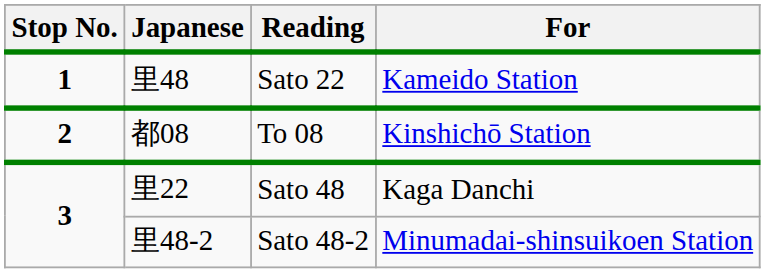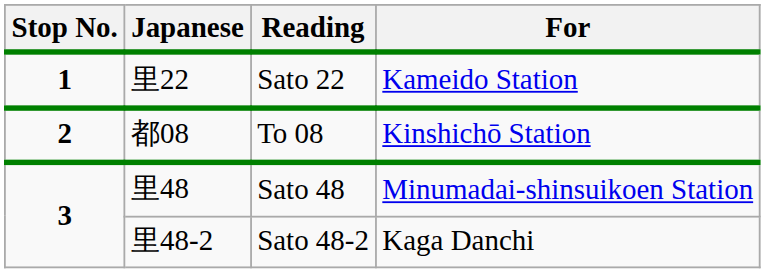(160, 78) 里48 -> (160, 78) 里22
(160, 188) 里22 -> (160, 188) 里48
(458, 189) Kaga Danchi -> (568, 189) Minumadai-shinsuikoen Station
(568, 241) Minumadai-shinsuikoen Station -> (458, 241) Kaga Danchi
